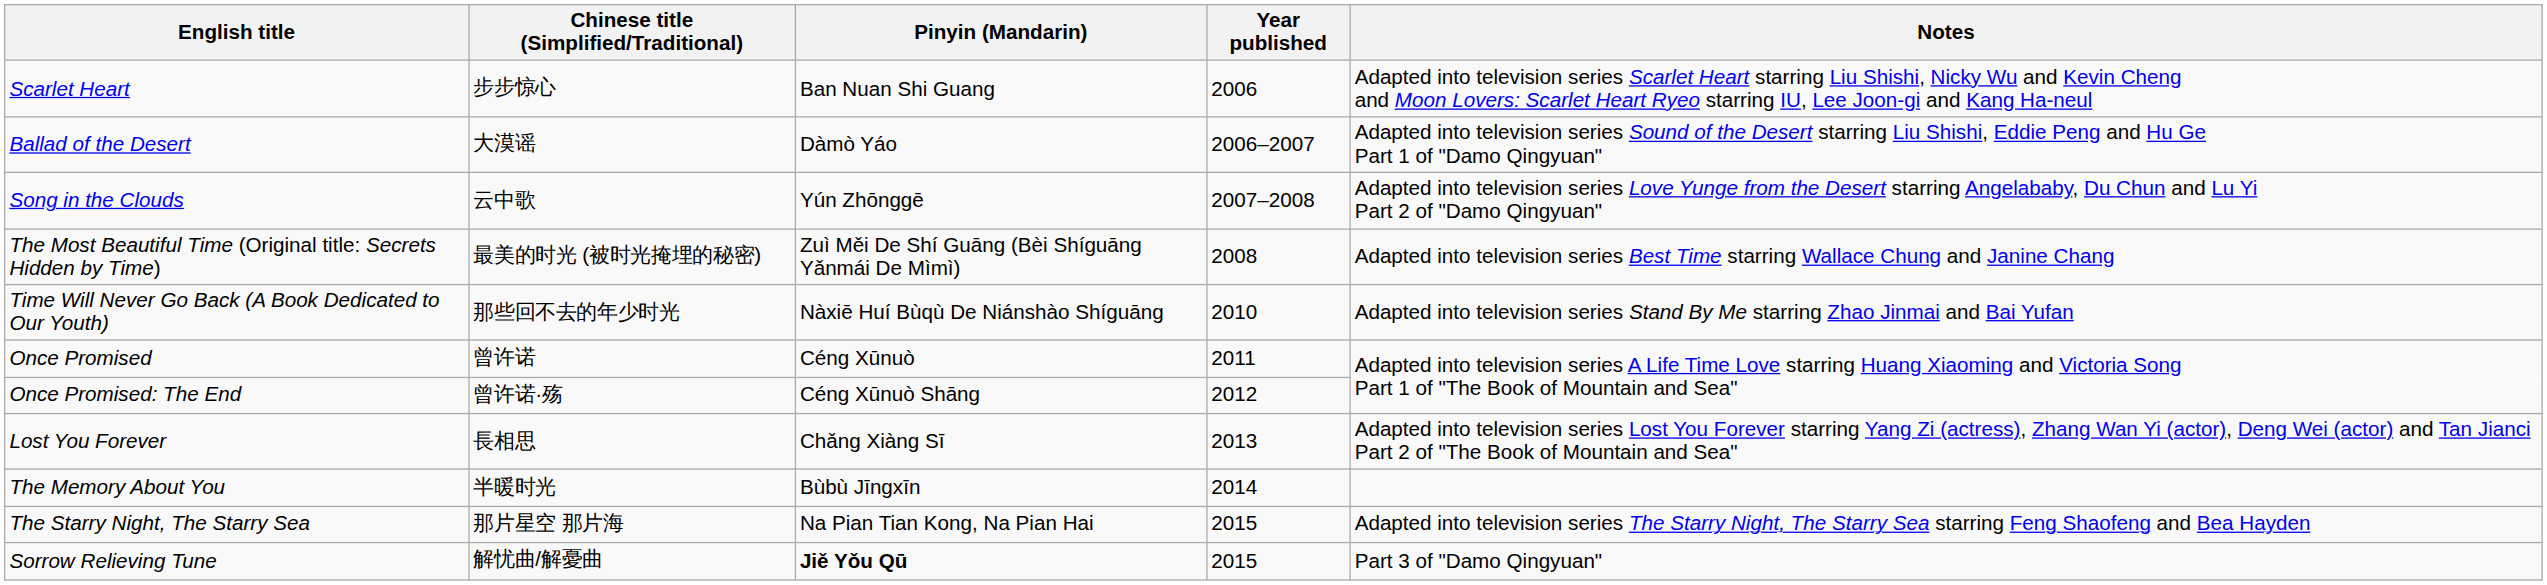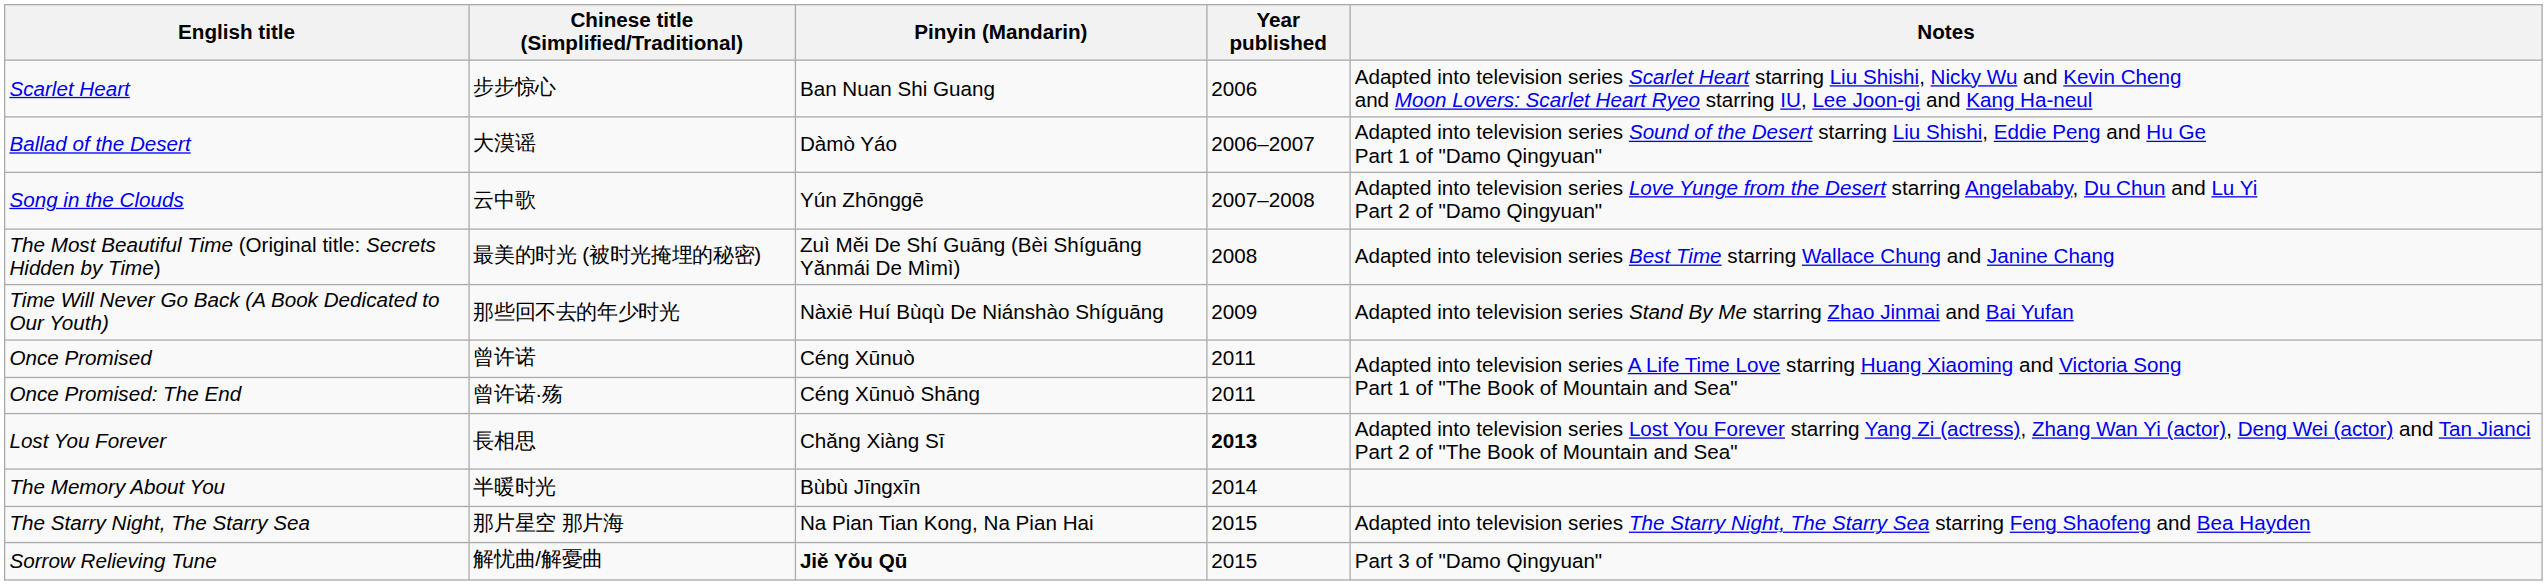(1234, 312) 2010 -> (1234, 312) 2009
(1234, 395) 2012 -> (1234, 395) 2011
(1234, 441) normal -> (1234, 441) bold
